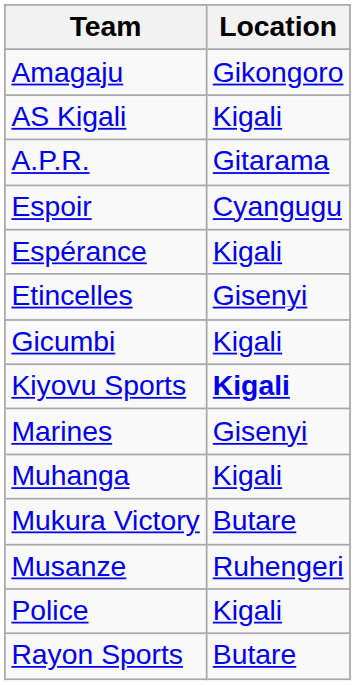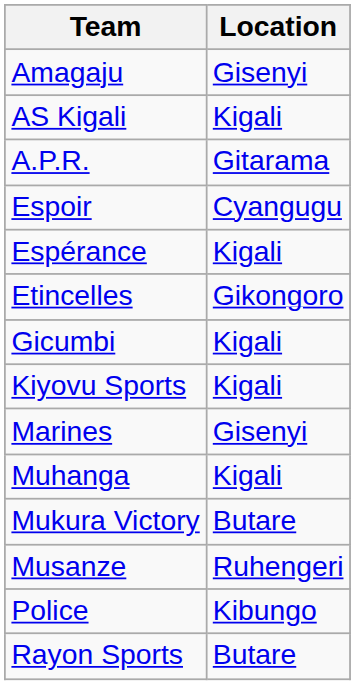(278, 71) Gikongoro -> (260, 71) Gisenyi
(260, 296) Gisenyi -> (278, 296) Gikongoro
(251, 386) bold -> (247, 386) normal
(247, 610) Kigali -> (265, 610) Kibungo
